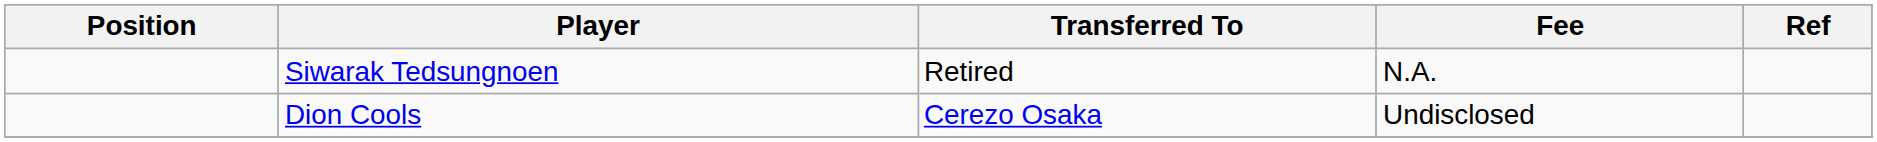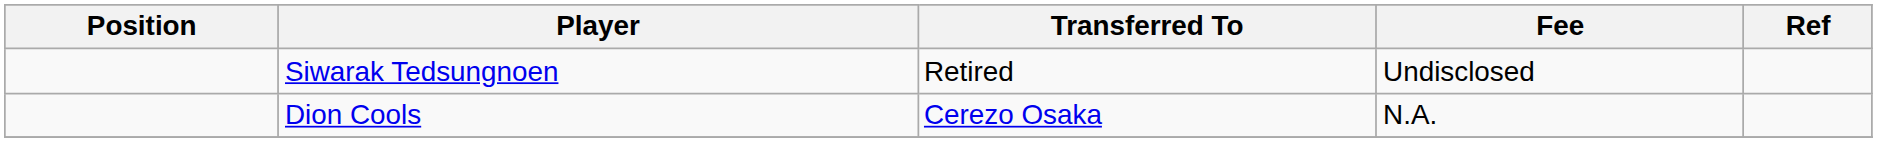(1410, 70) N.A. -> (1459, 70) Undisclosed
(1459, 114) Undisclosed -> (1410, 114) N.A.
